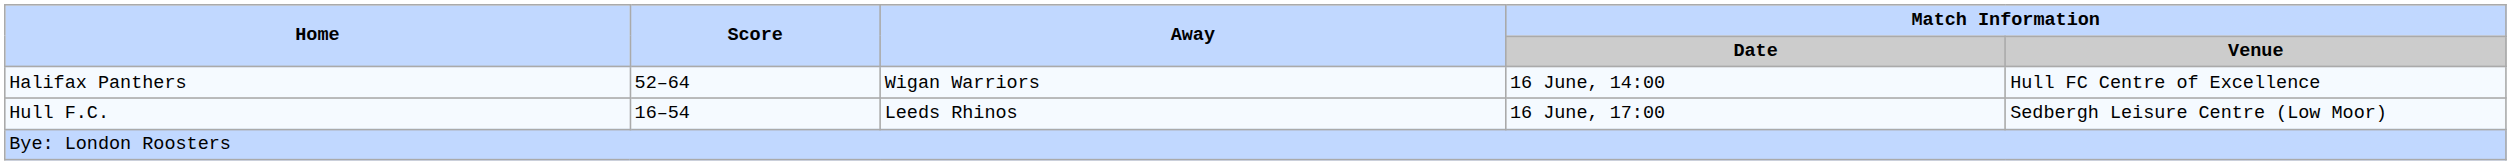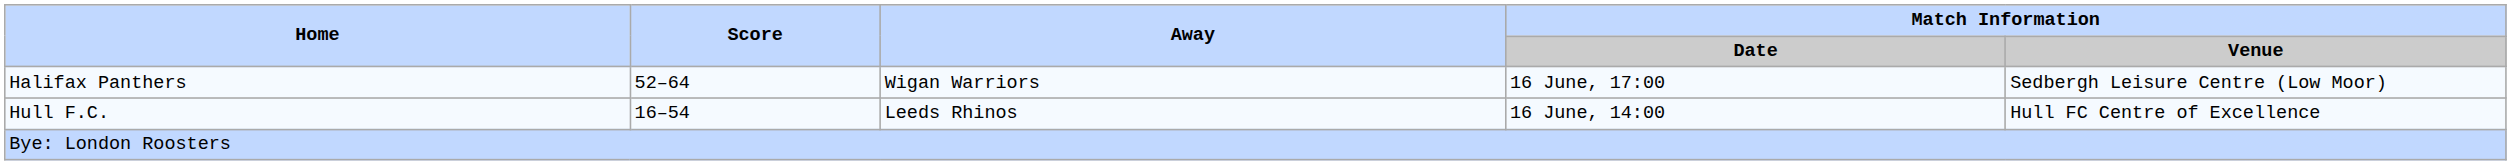(1588, 82) 16 June, 14:00 -> (1588, 82) 16 June, 17:00
(2165, 82) Hull FC Centre of Excellence -> (2199, 82) Sedbergh Leisure Centre (Low Moor)
(1588, 113) 16 June, 17:00 -> (1588, 113) 16 June, 14:00
(2199, 113) Sedbergh Leisure Centre (Low Moor) -> (2165, 113) Hull FC Centre of Excellence
